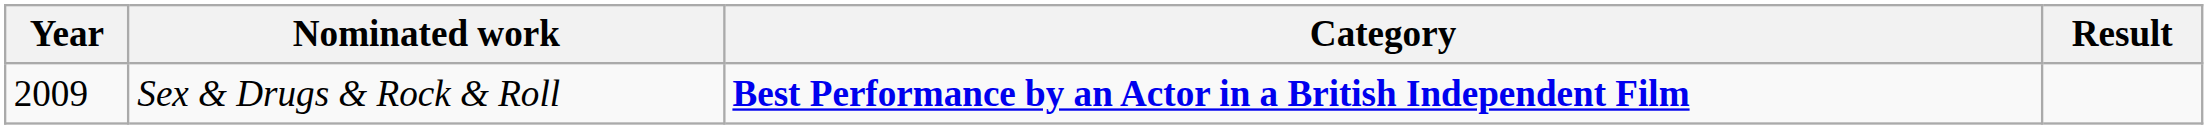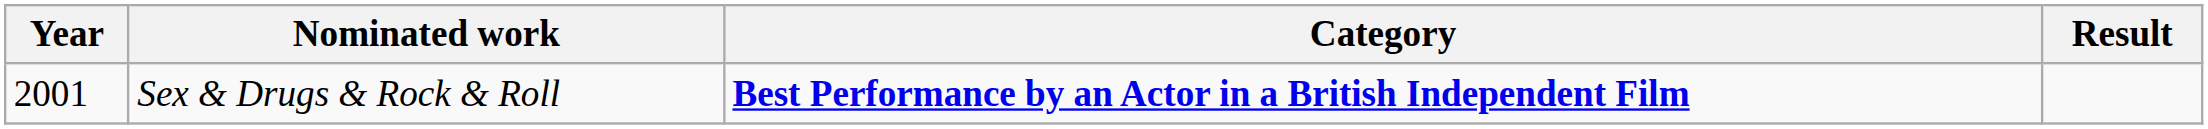(51, 92) 2009 -> (51, 92) 2001
